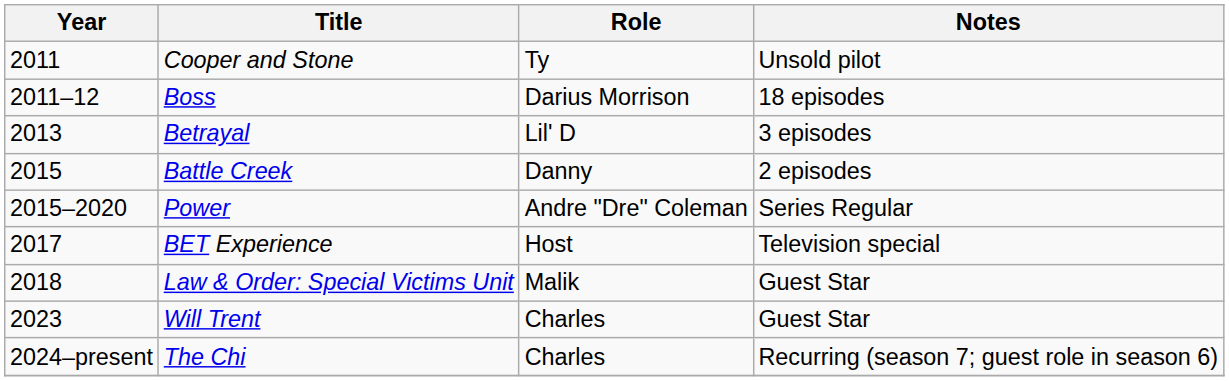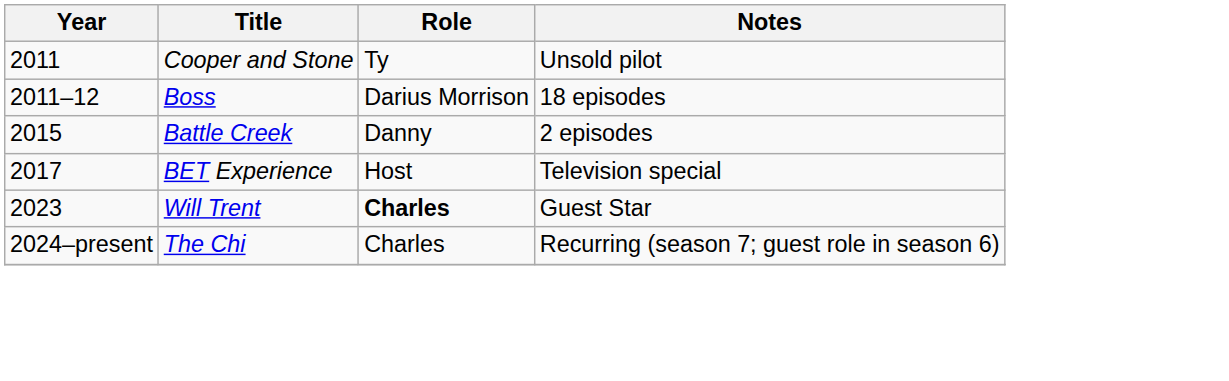- row: (207, 134)
- row: (197, 208)
- row: (339, 282)
(565, 319) normal -> (407, 208) bold
